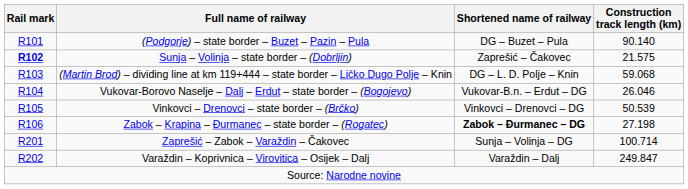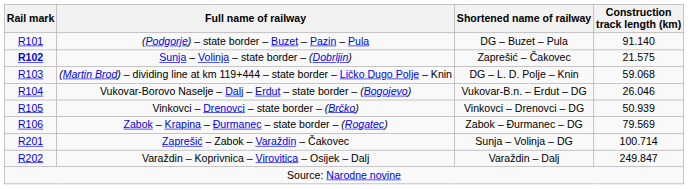(639, 41) 90.140 -> (639, 41) 91.140
(639, 108) 50.539 -> (639, 108) 50.939
(524, 125) bold -> (524, 125) normal
(639, 125) 27.198 -> (639, 125) 79.569
